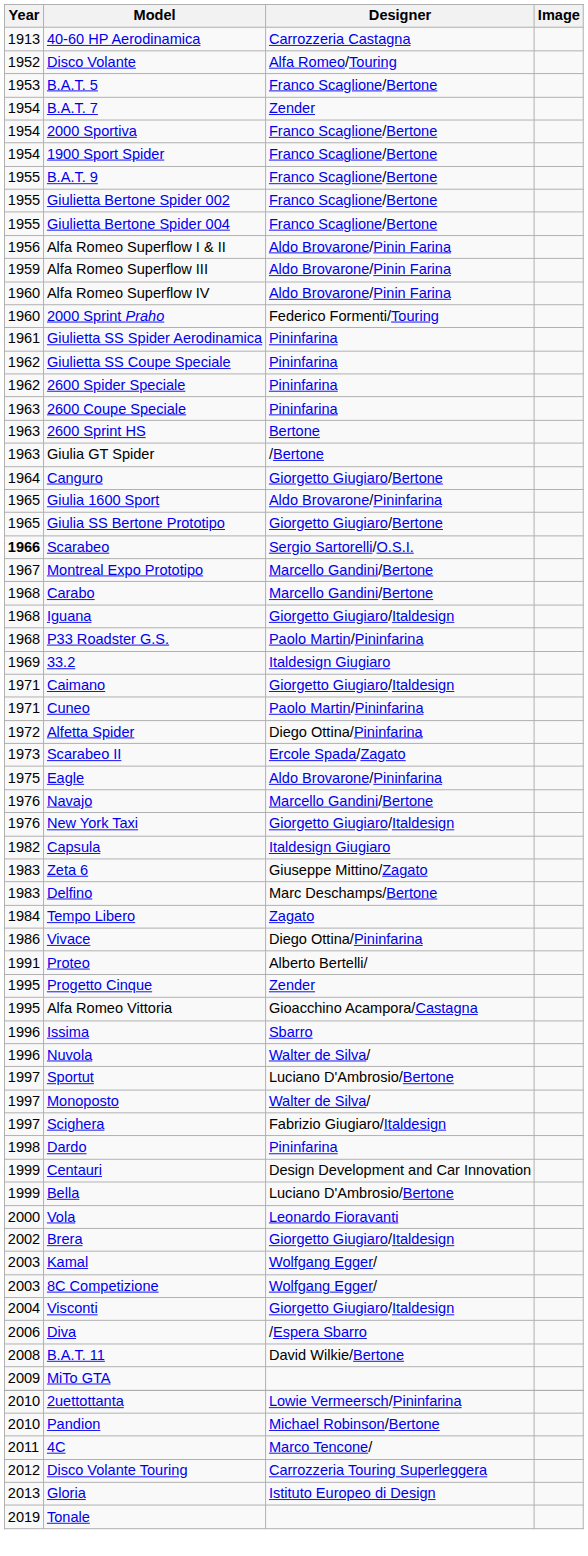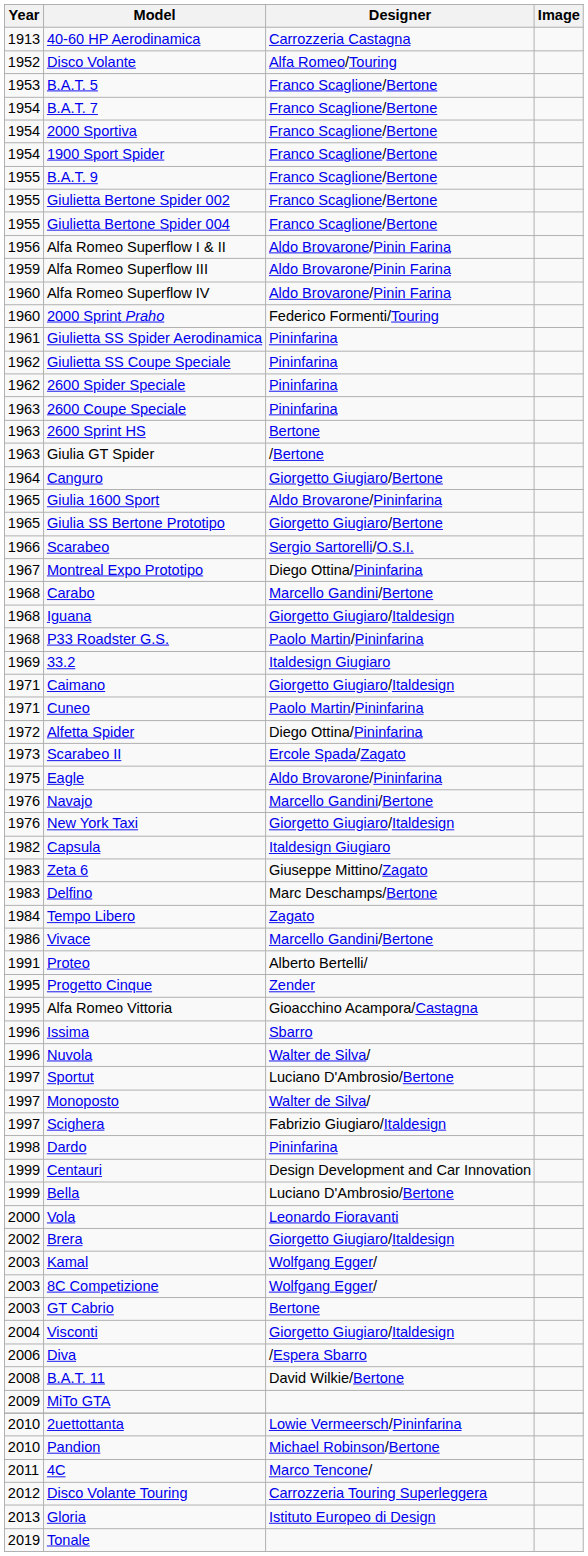(292, 108) Zender -> (353, 108) Franco Scaglione/Bertone
(24, 547) bold -> (24, 547) normal
(351, 570) Marcello Gandini/Bertone -> (346, 570) Diego Ottina/Pininfarina
(346, 939) Diego Ottina/Pininfarina -> (351, 939) Marcello Gandini/Bertone
+ row: (80, 1309)
